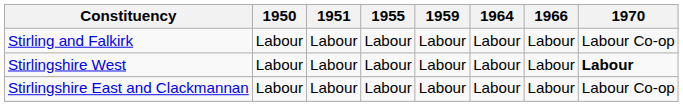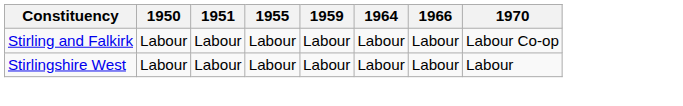(608, 64) bold -> (490, 64) normal
- row: (128, 88)
